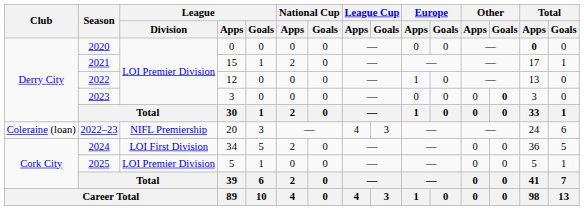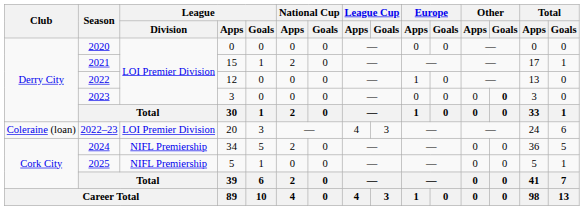(534, 46) bold -> (534, 46) normal
(169, 130) NIFL Premiership -> (169, 130) LOI Premier Division
(169, 146) LOI First Division -> (169, 146) NIFL Premiership
(169, 163) LOI Premier Division -> (169, 163) NIFL Premiership
